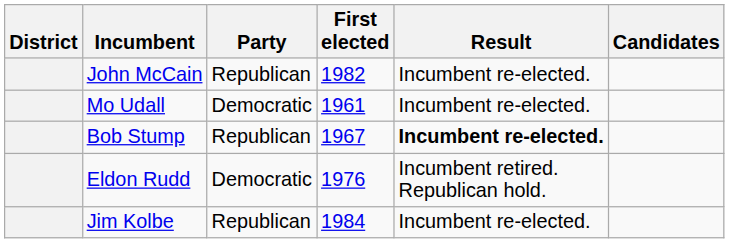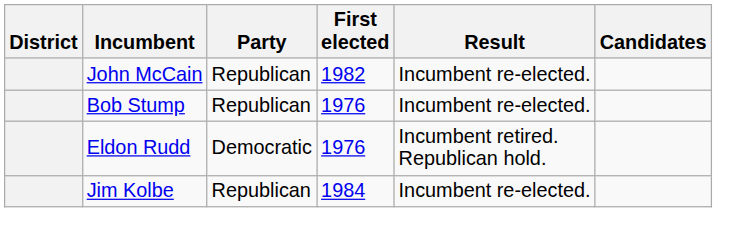- row: (126, 105)
(343, 136) 1967 -> (343, 105) 1976
(501, 136) bold -> (495, 105) normal
